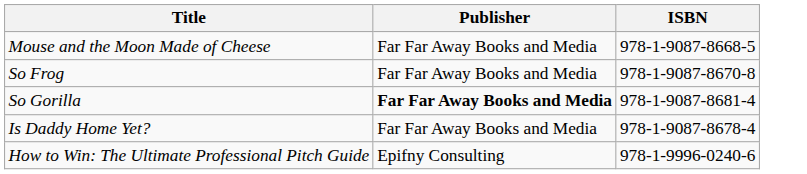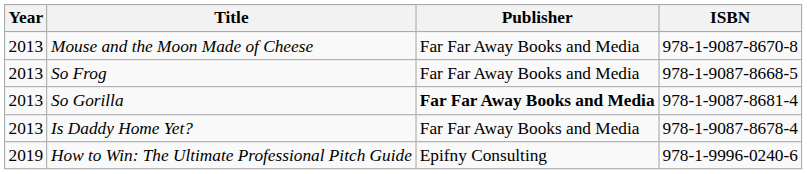+ column: (26, 18)
(688, 45) 978-1-9087-8668-5 -> (730, 45) 978-1-9087-8670-8
(688, 73) 978-1-9087-8670-8 -> (730, 73) 978-1-9087-8668-5
